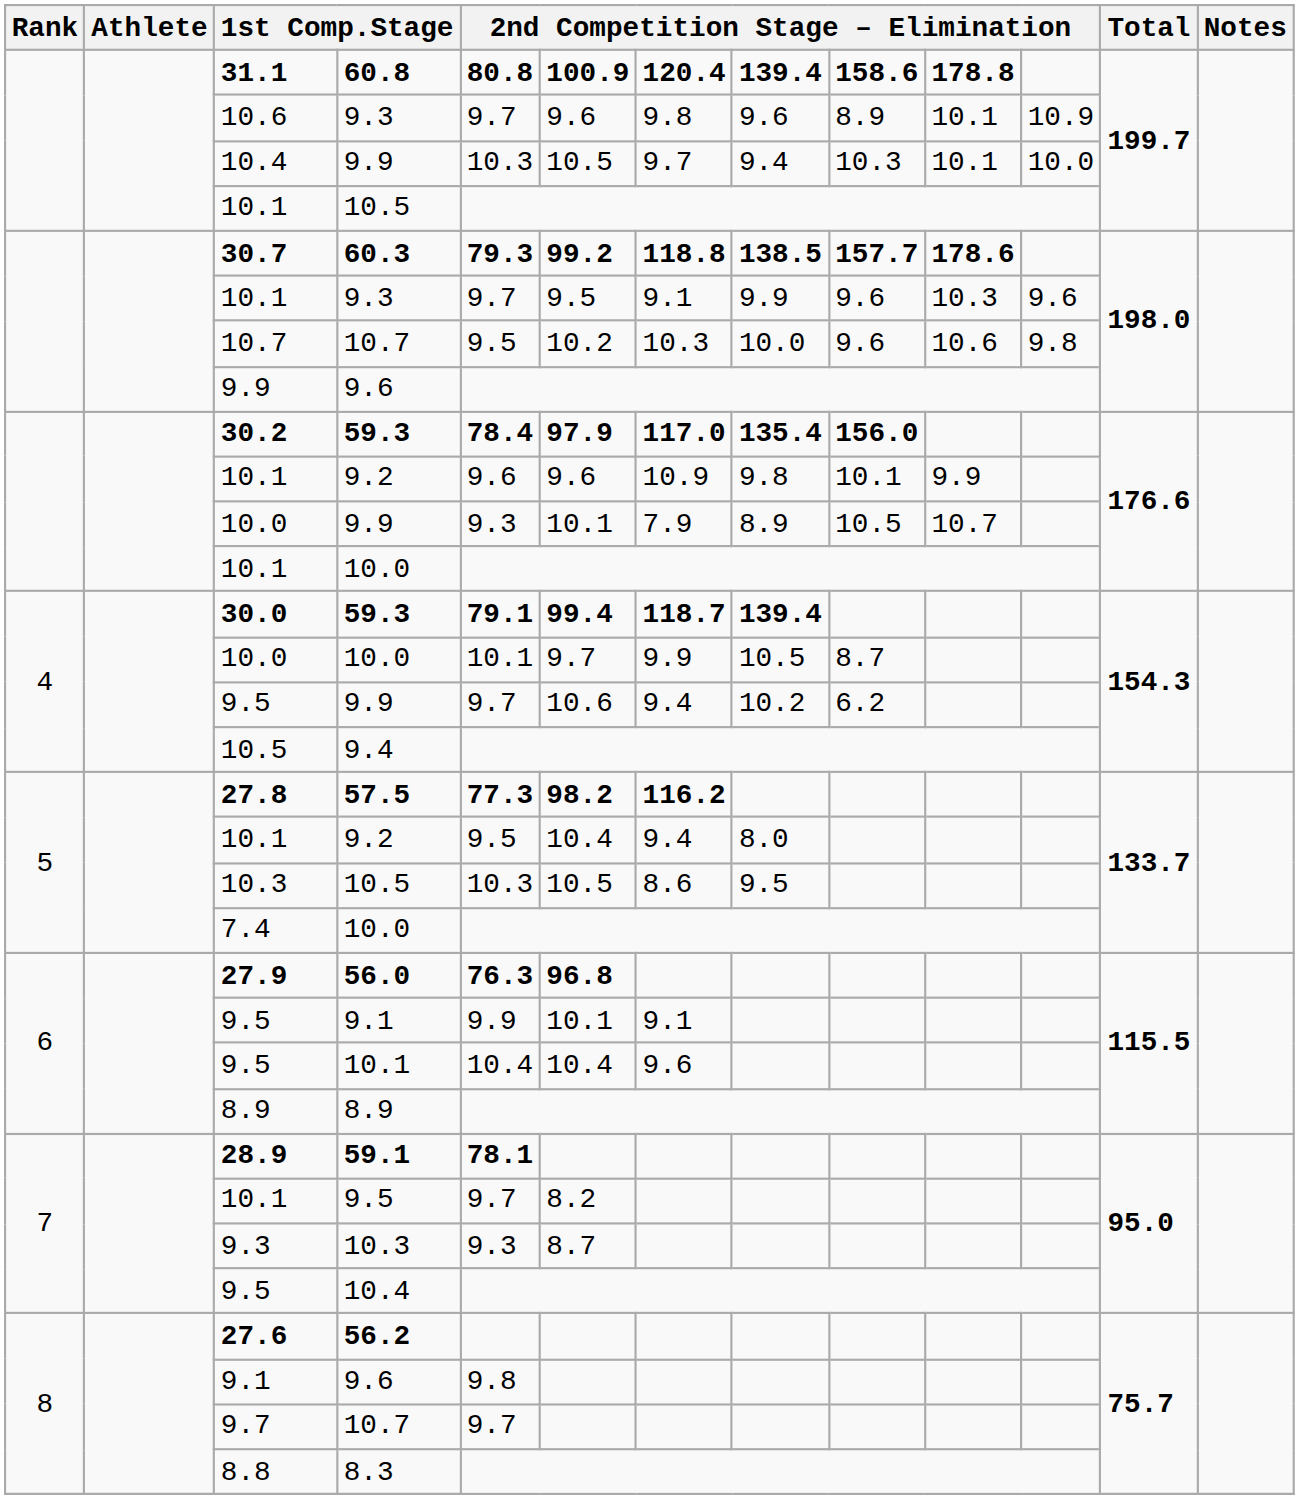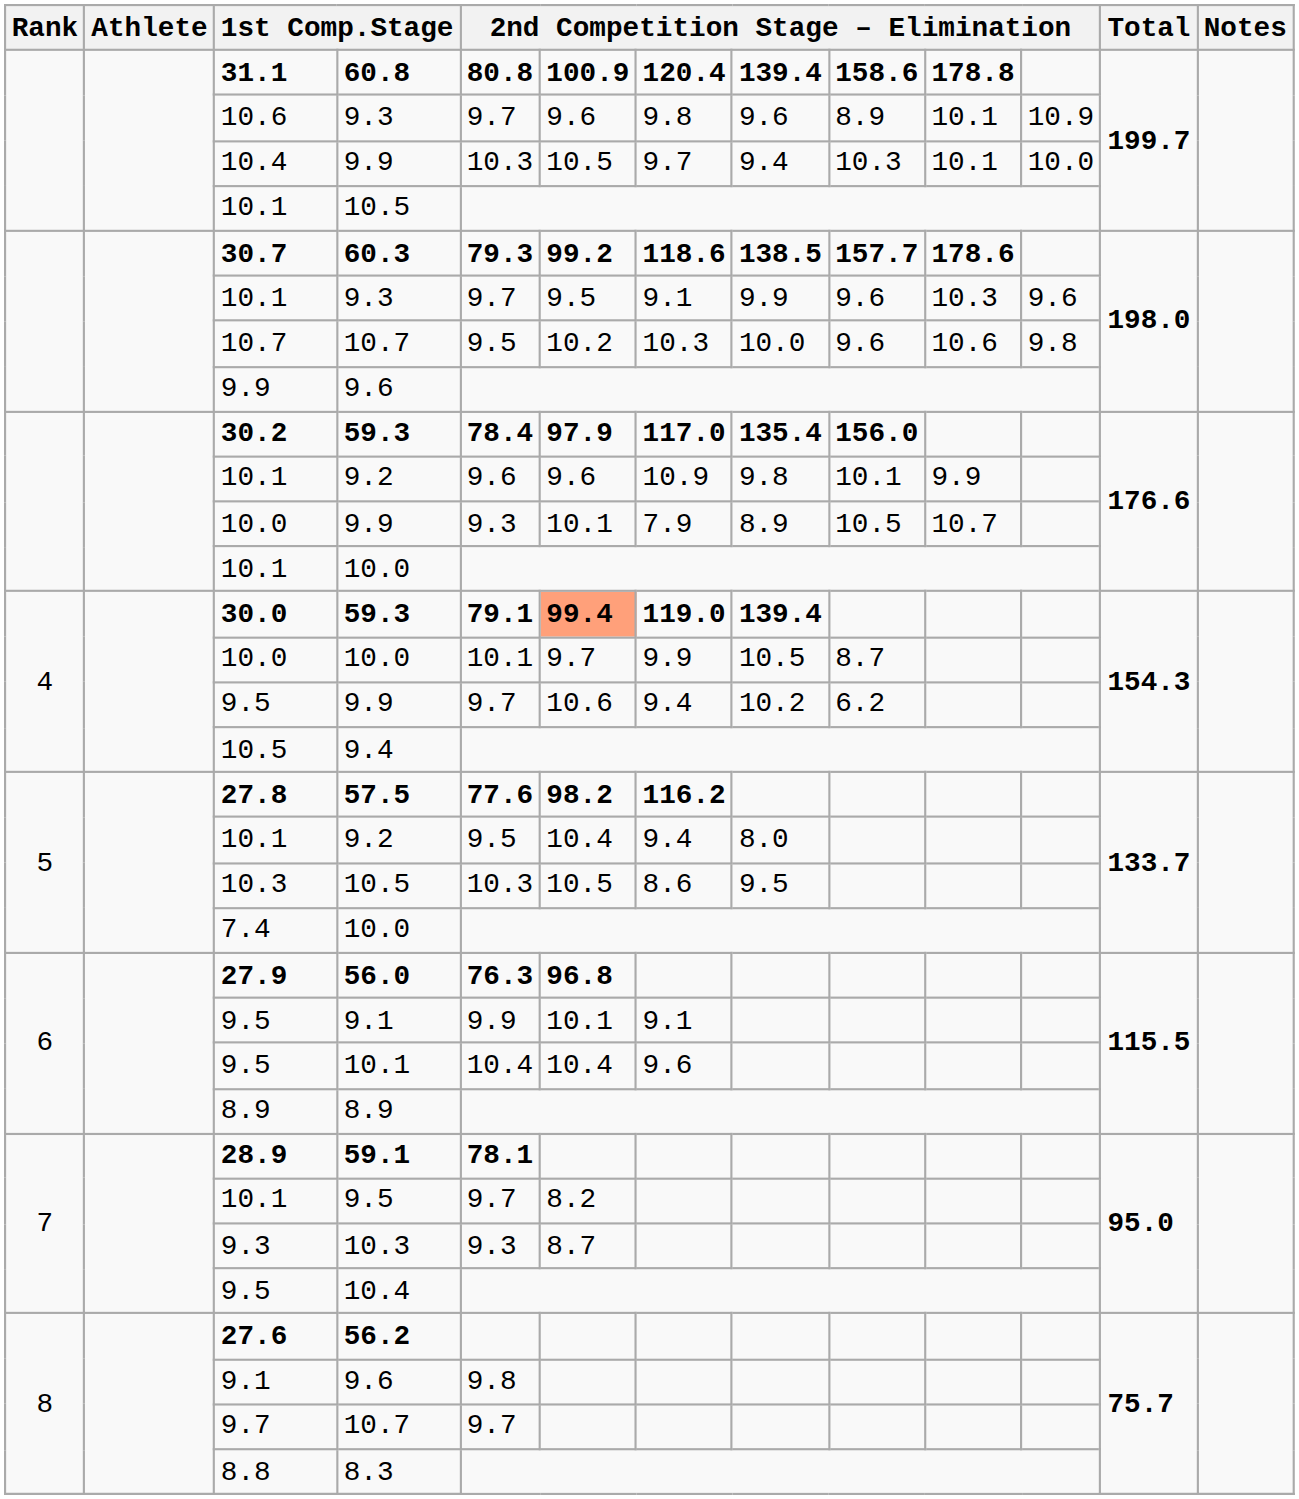(684, 253) 118.8 -> (684, 253) 118.6
(580, 614) no background -> (580, 614) lightsalmon background
(684, 614) 118.7 -> (684, 614) 119.0
(500, 795) 77.3 -> (500, 795) 77.6
